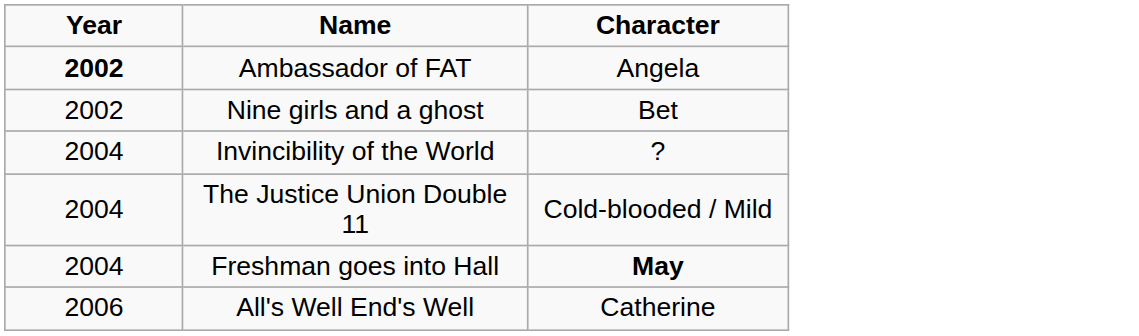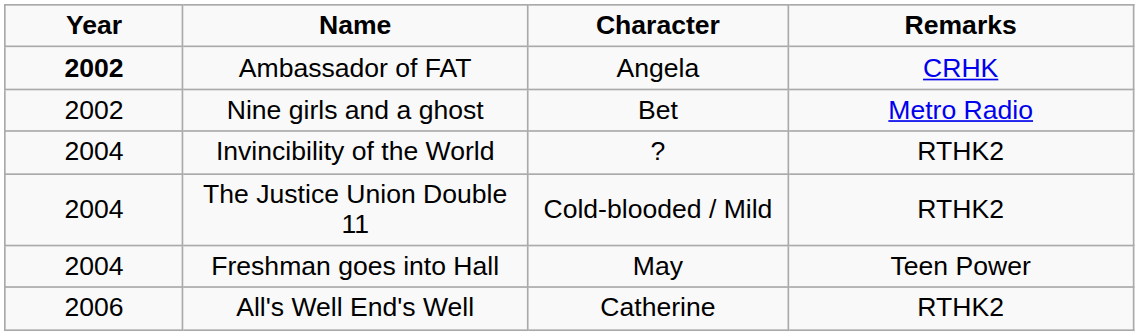+ column: (961, 25)
(658, 266) bold -> (658, 266) normal
